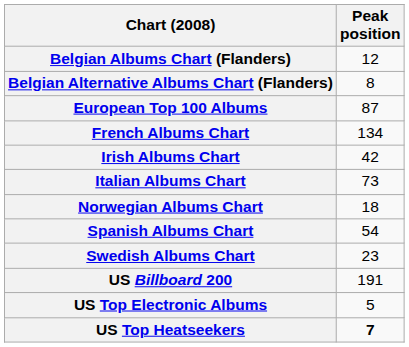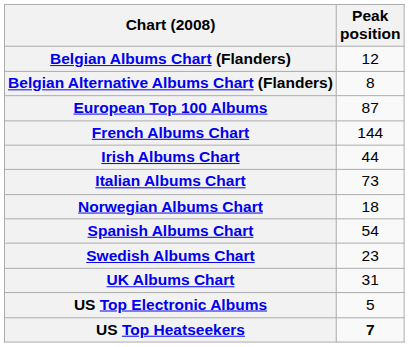(370, 132) 134 -> (370, 132) 144
(370, 157) 42 -> (370, 157) 44
+ row: (170, 280)
- row: (170, 280)
